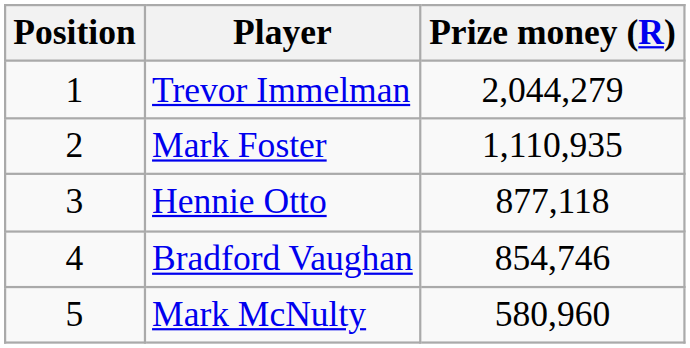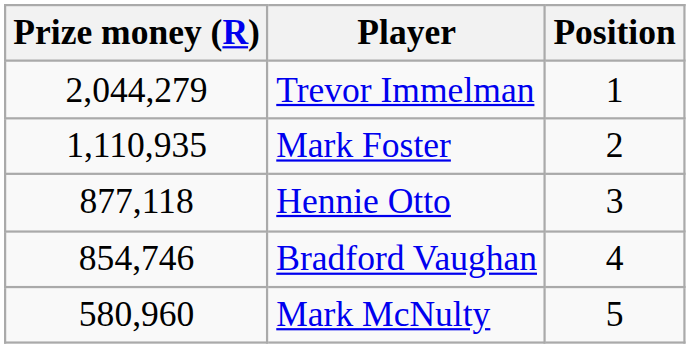columns swapped: (74, 32) <-> (552, 32)
